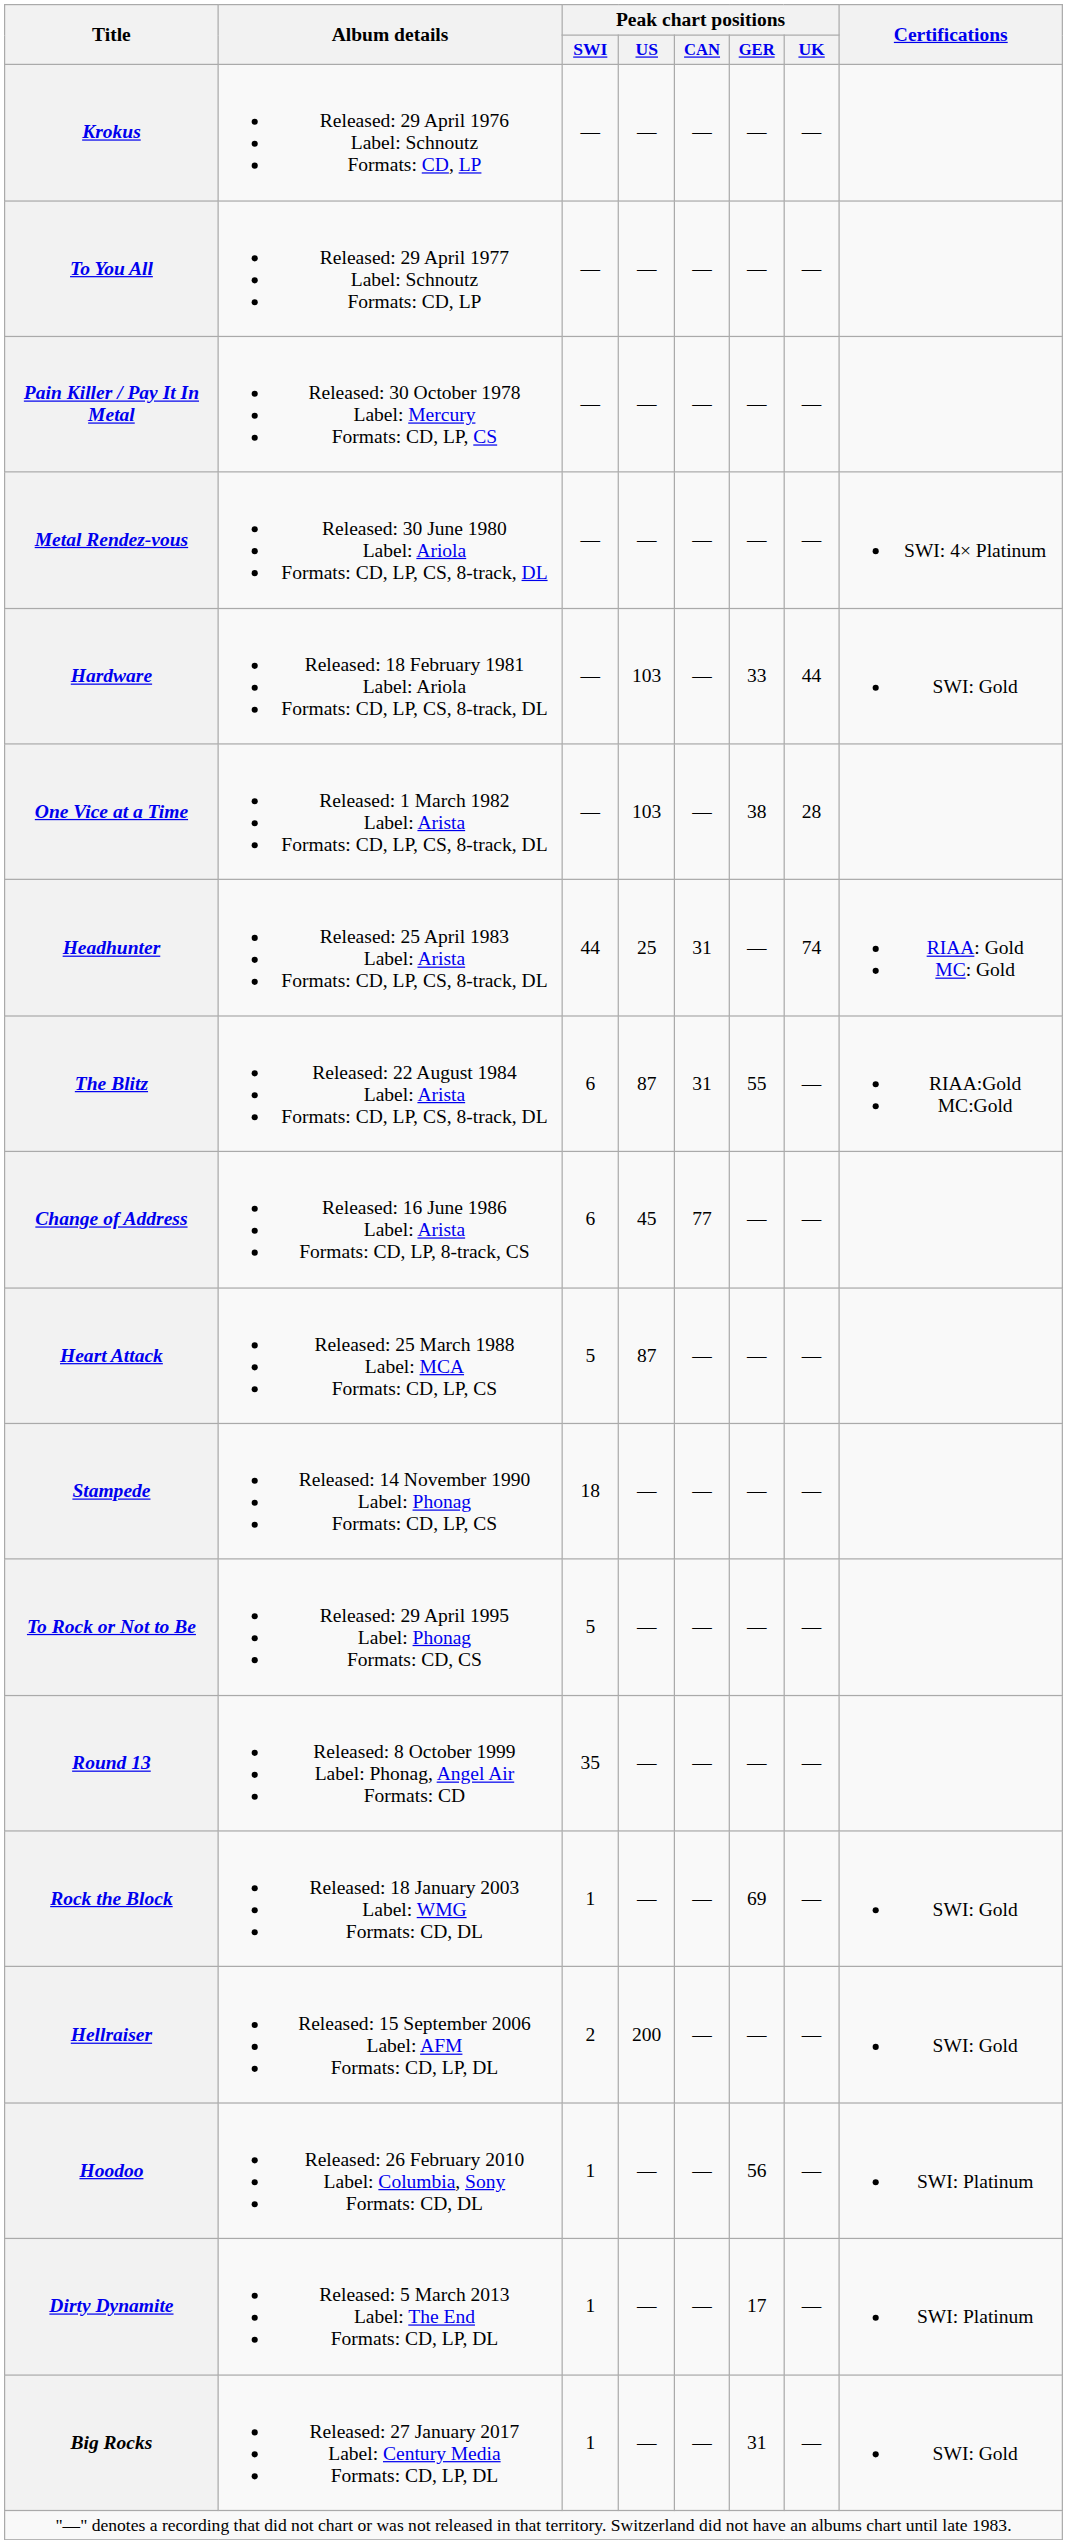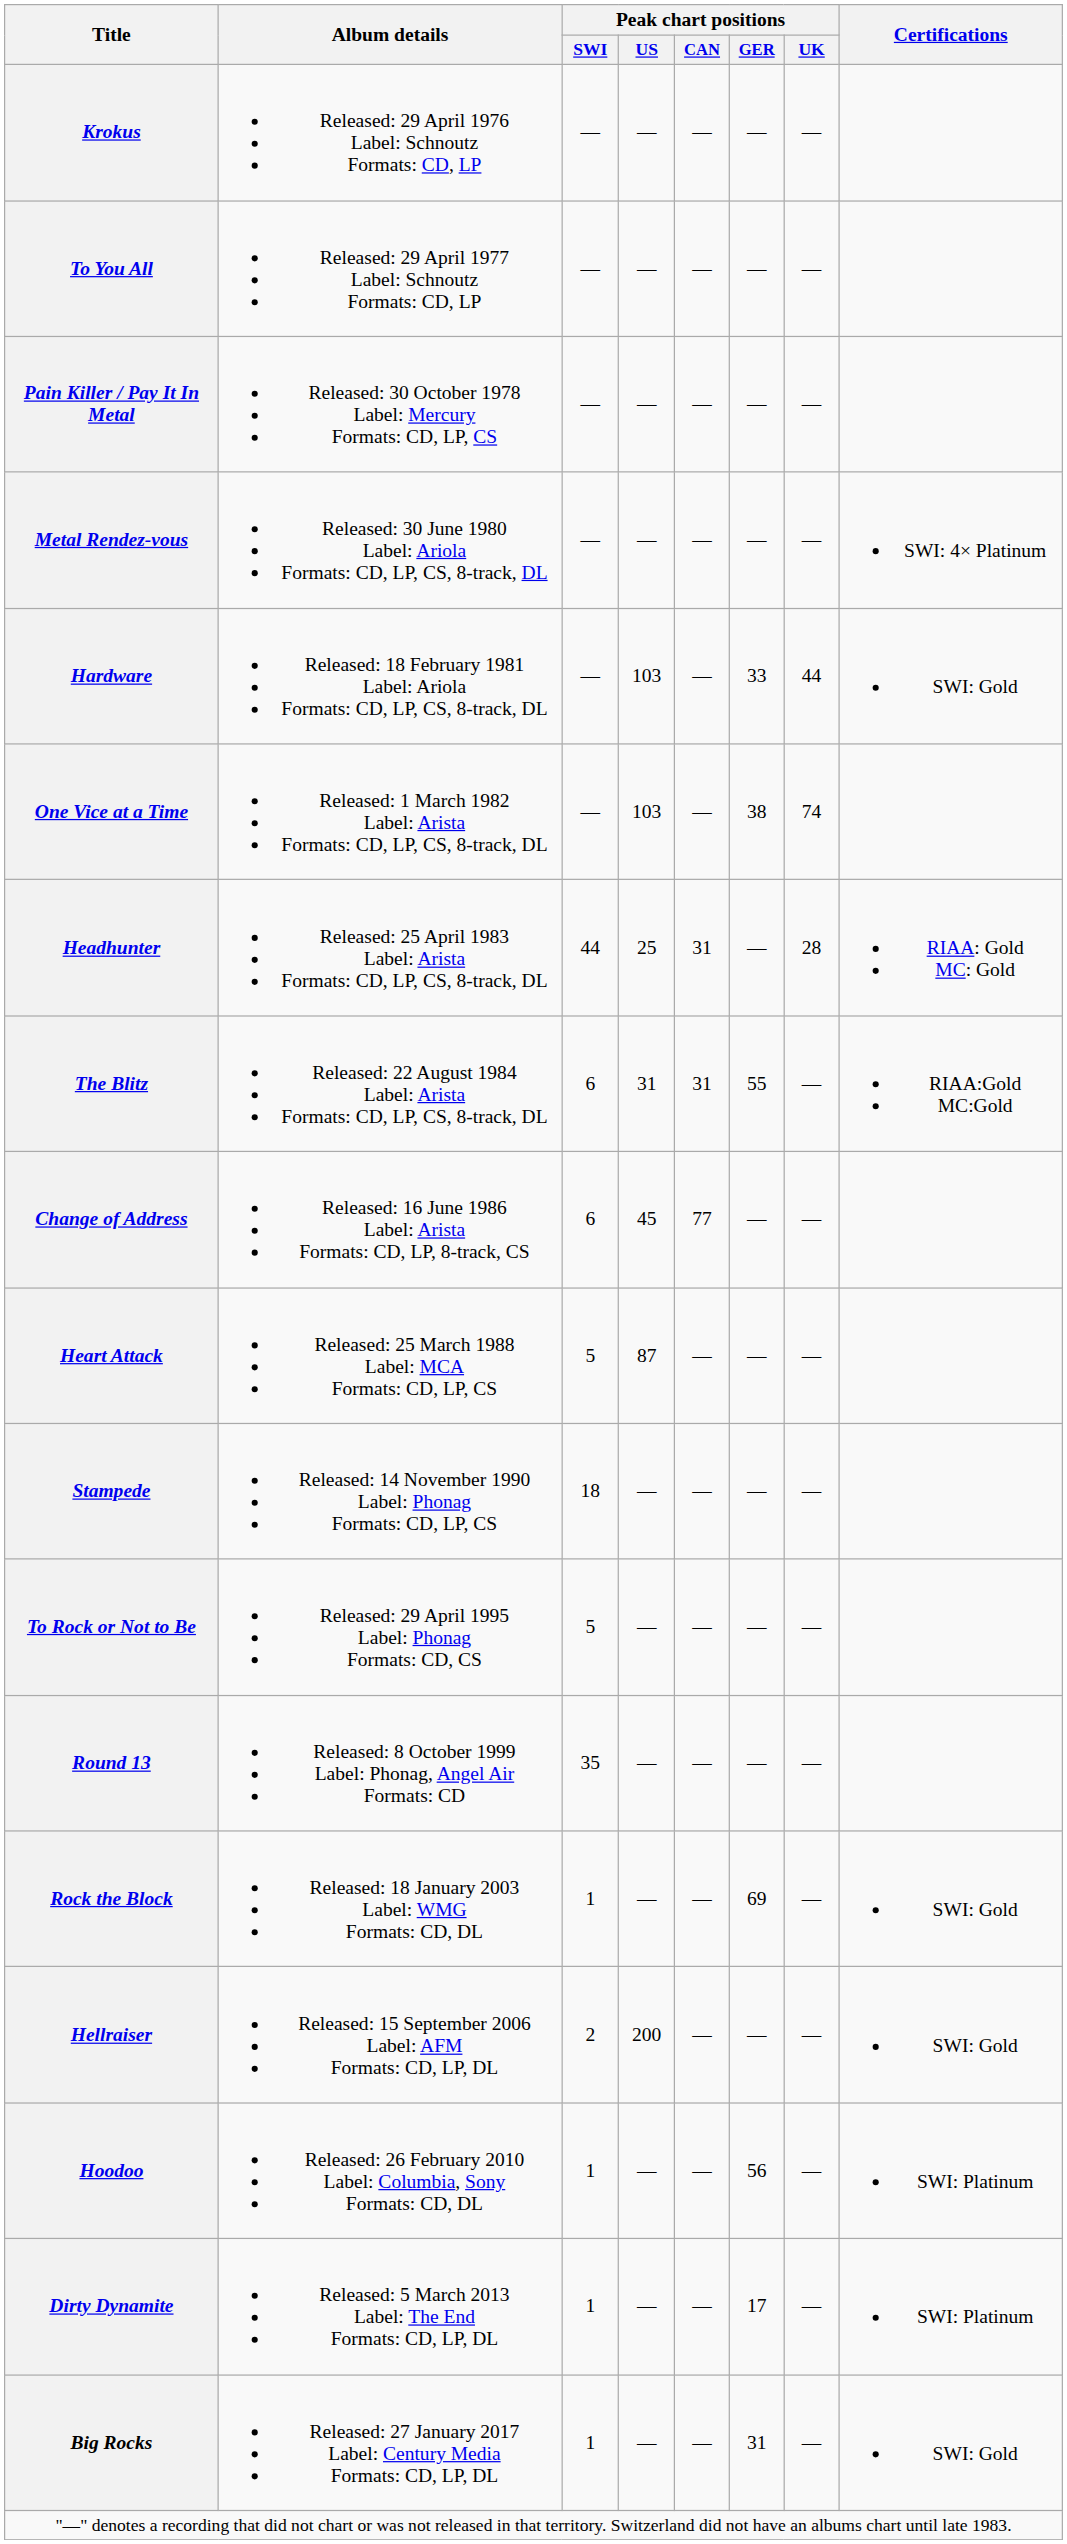(812, 811) 28 -> (812, 811) 74
(812, 947) 74 -> (812, 947) 28
(647, 1083) 87 -> (647, 1083) 31
